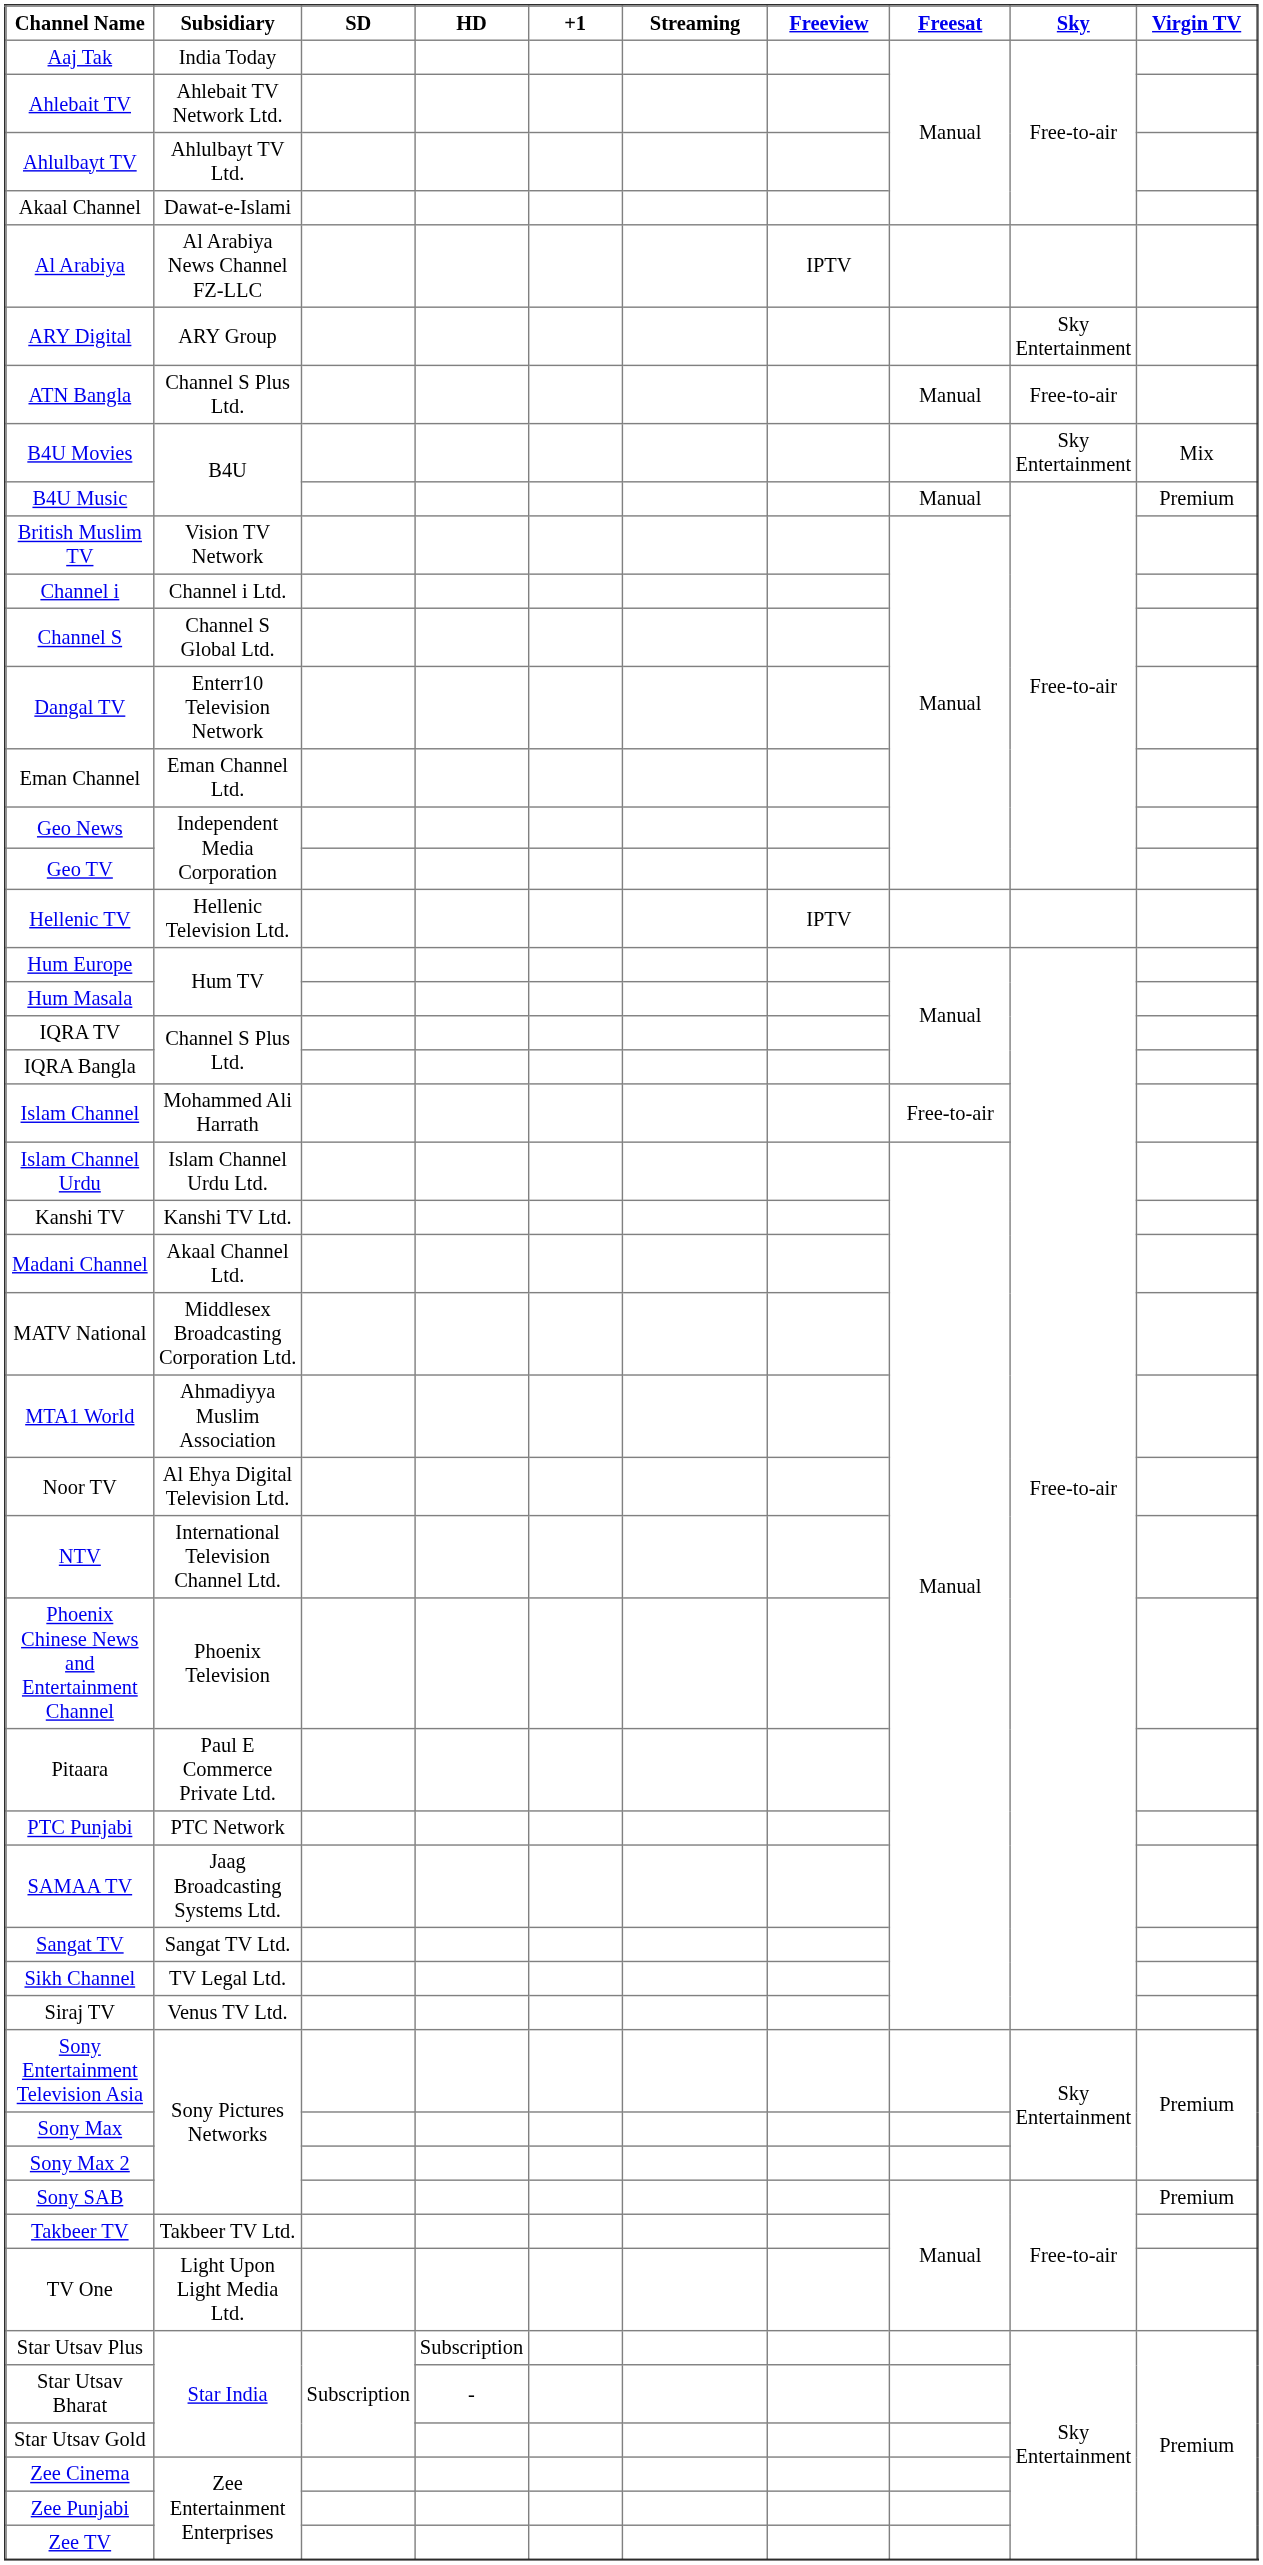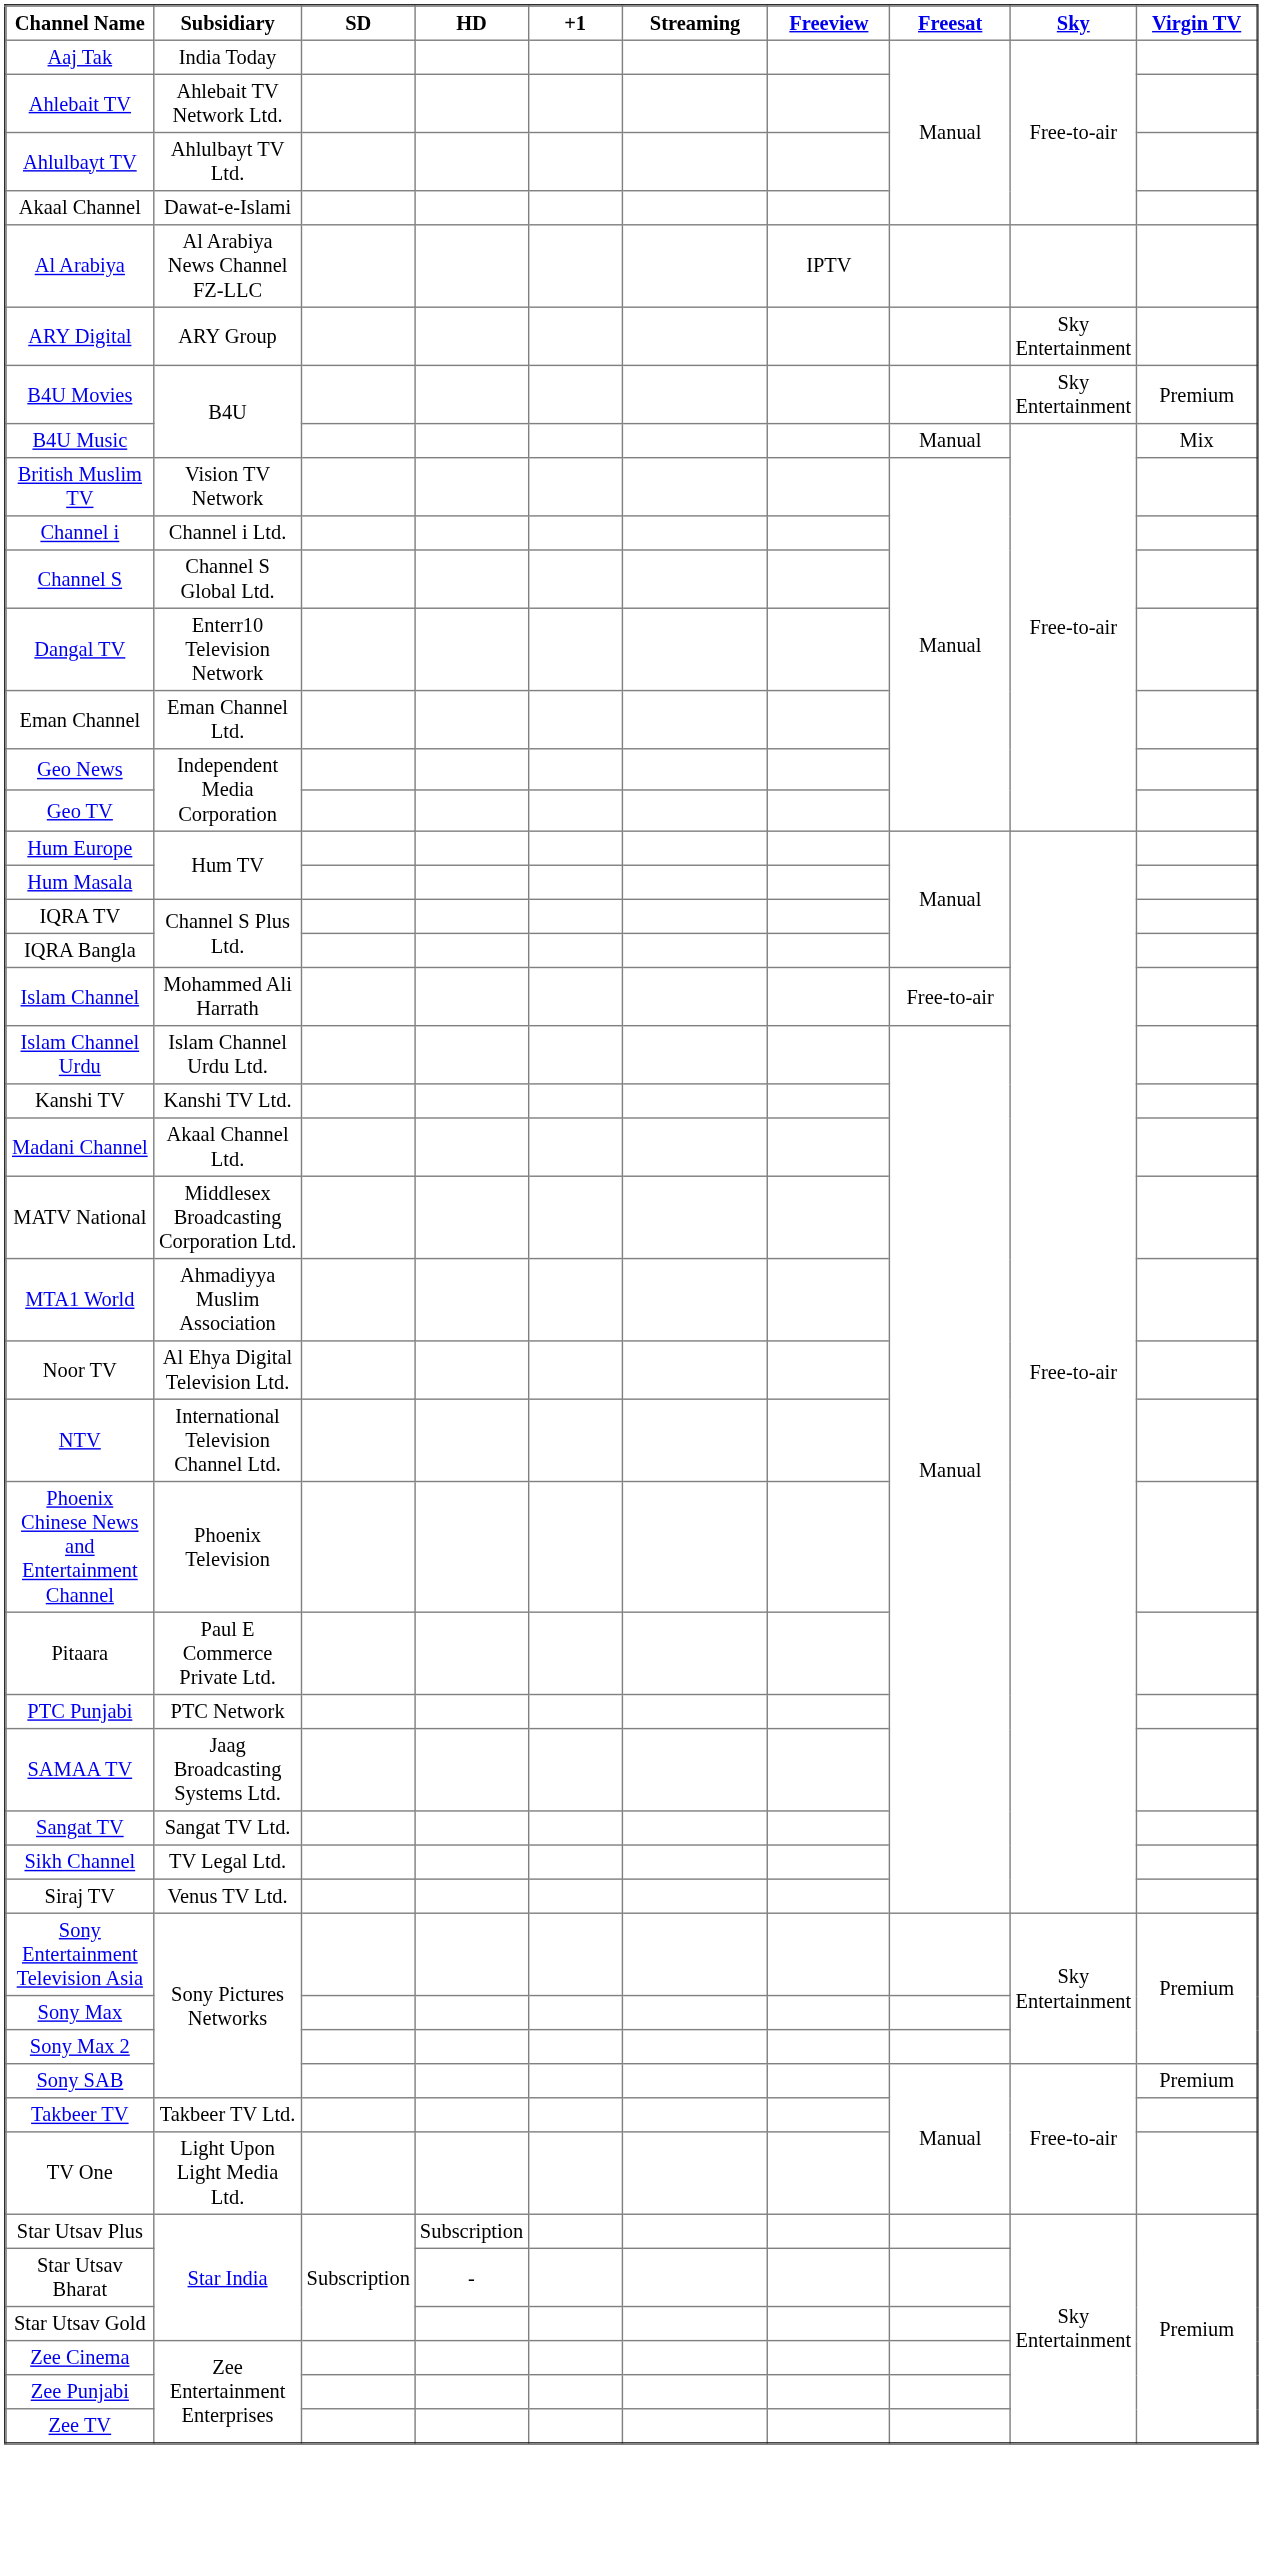- row: (80, 394)
(1197, 452) Mix -> (1197, 394) Premium
(1197, 498) Premium -> (1197, 440) Mix
- row: (80, 918)
